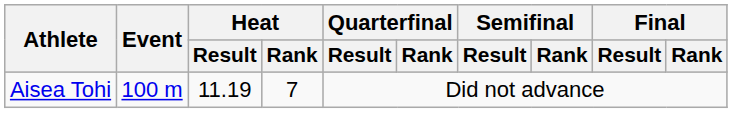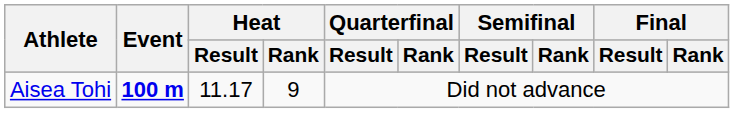(152, 90) normal -> (153, 90) bold
(225, 90) 11.19 -> (226, 90) 11.17
(292, 90) 7 -> (293, 90) 9
